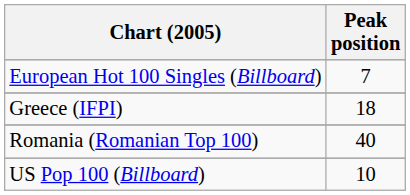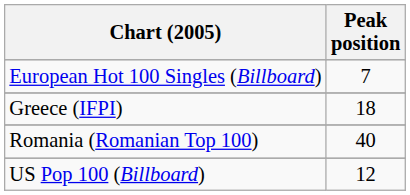(366, 173) 10 -> (366, 173) 12
